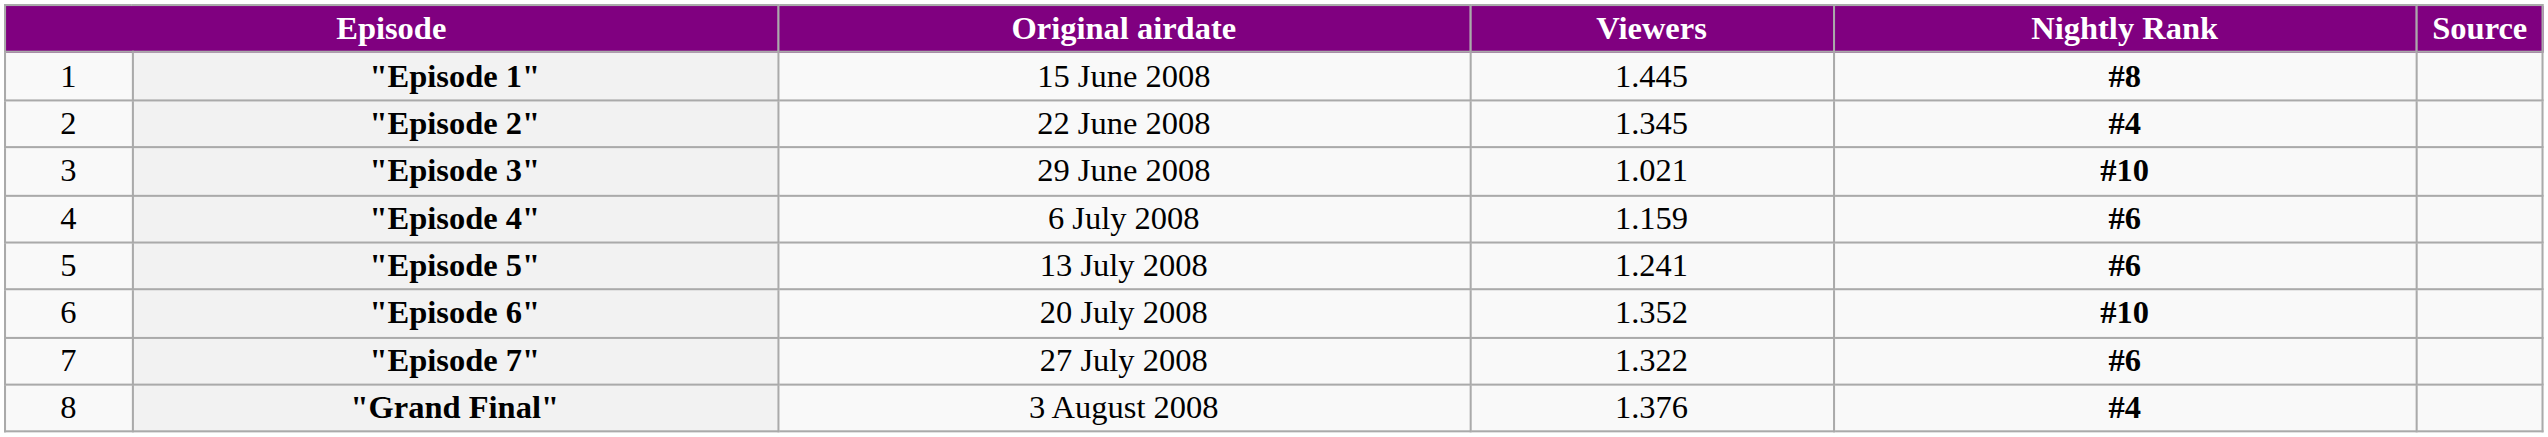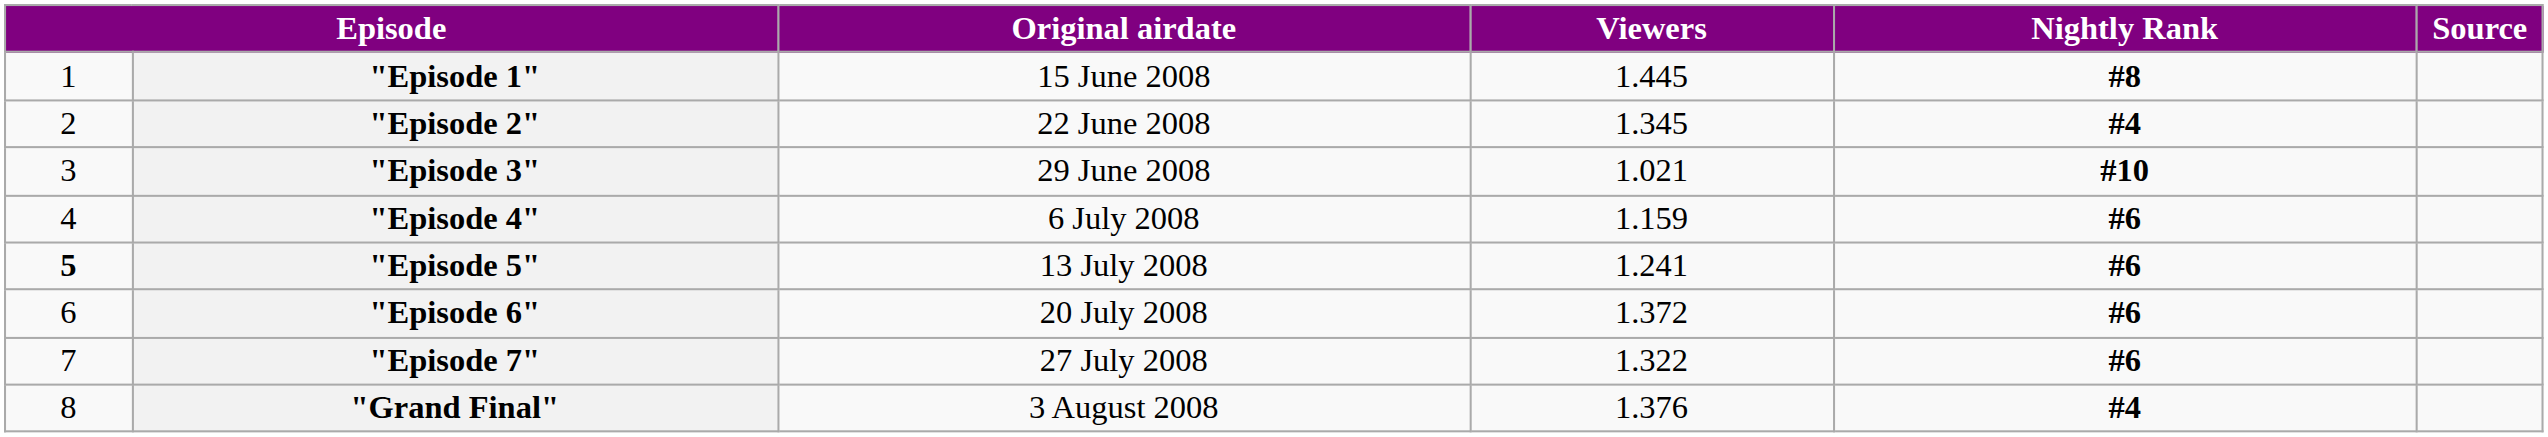(68, 265) normal -> (68, 265) bold
(1652, 312) 1.352 -> (1652, 312) 1.372
(2125, 312) #10 -> (2125, 312) #6
